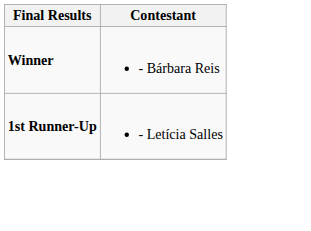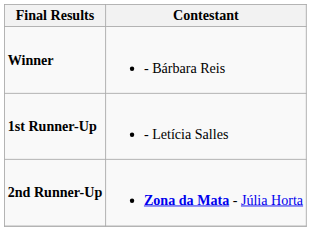+ row: (55, 192)
